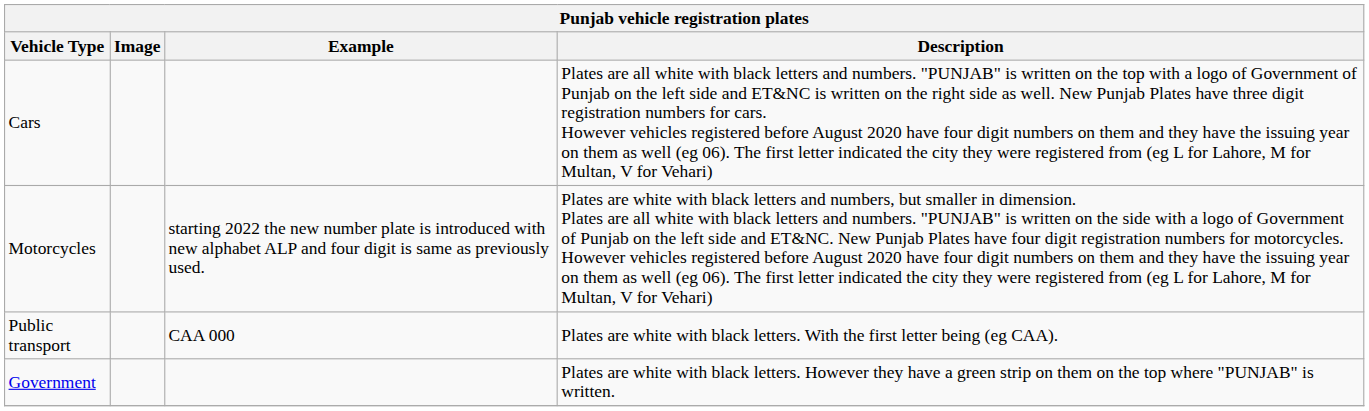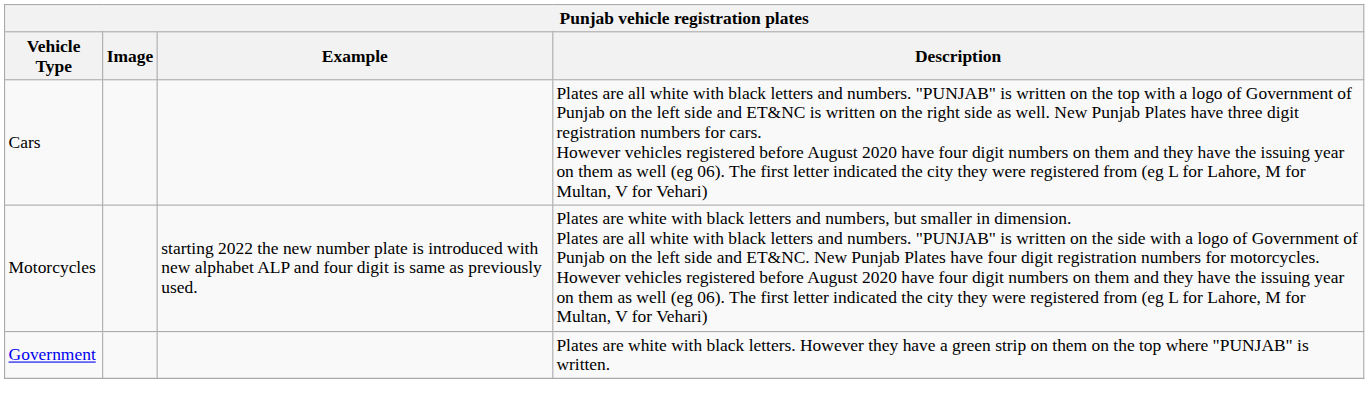- row: (40, 334)
